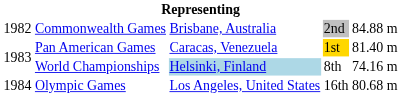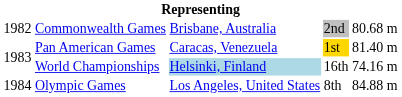(375, 28) 84.88 m -> (375, 28) 80.68 m
(333, 66) 8th -> (336, 66) 16th
(336, 86) 16th -> (333, 86) 8th
(375, 86) 80.68 m -> (375, 86) 84.88 m
